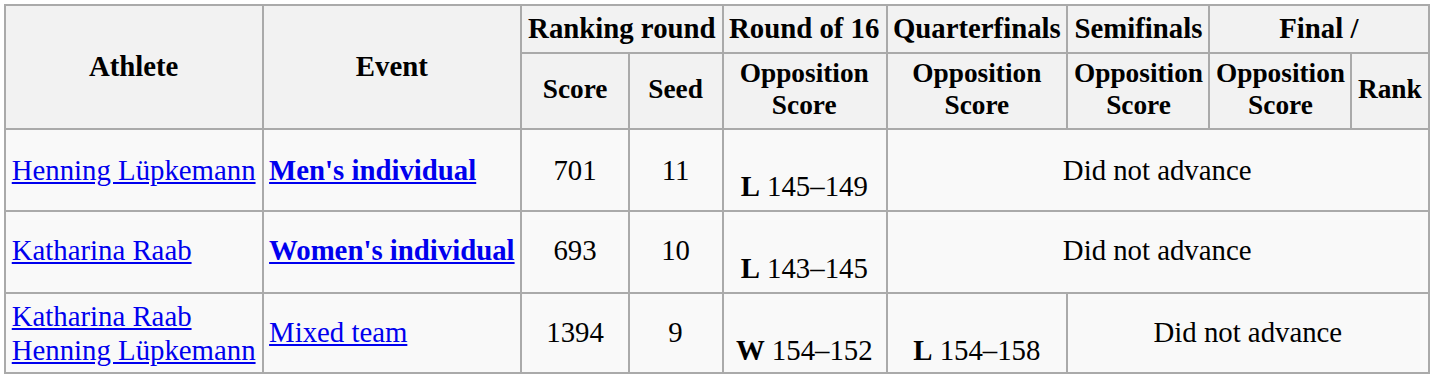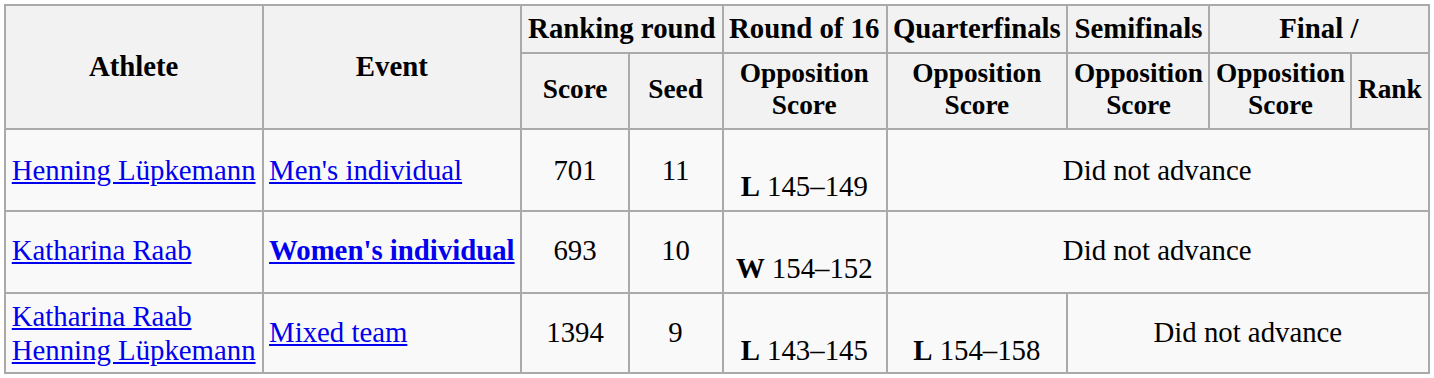(373, 170) bold -> (366, 170) normal
(804, 268) L 143–145 -> (804, 268) W 154–152
(804, 350) W 154–152 -> (804, 350) L 143–145
